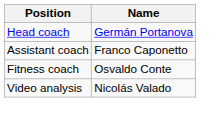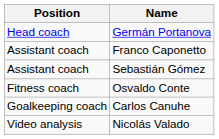+ row: (159, 69)
+ row: (151, 106)
